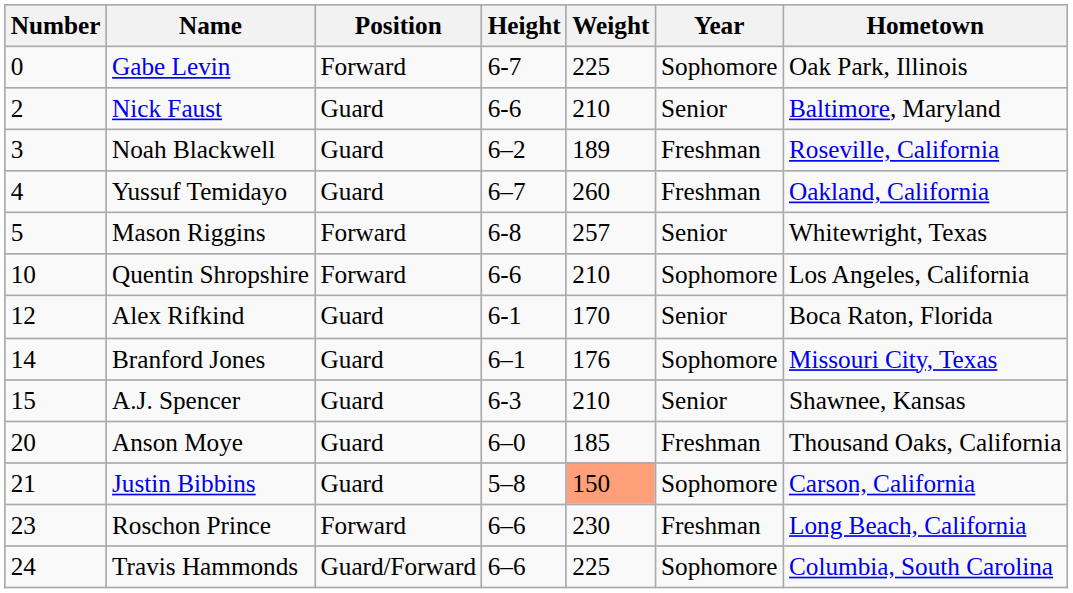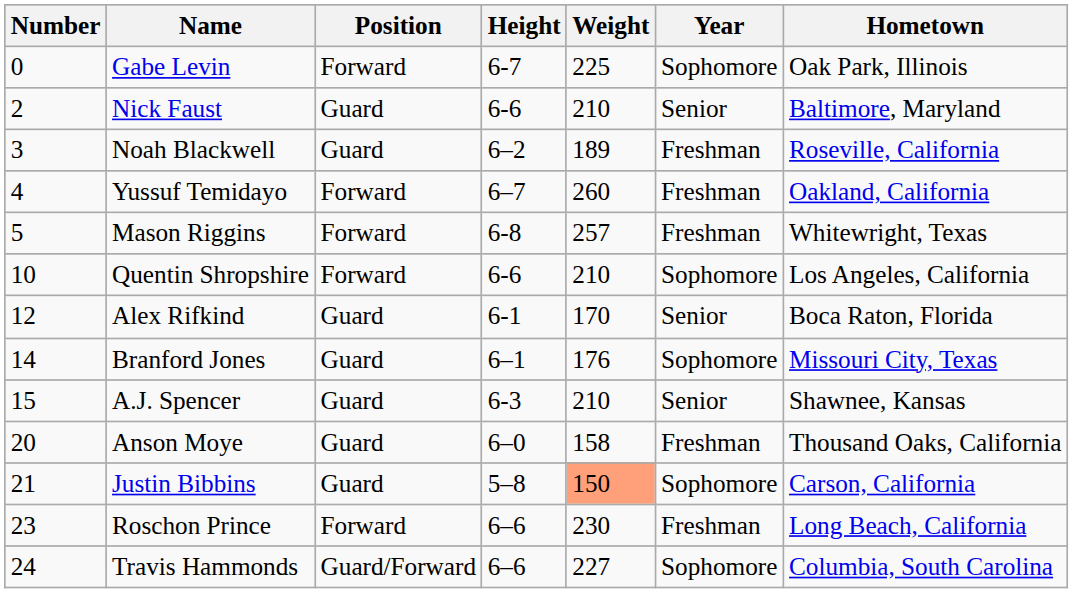(352, 191) Guard -> (363, 191) Forward
(694, 233) Senior -> (711, 233) Freshman
(591, 441) 185 -> (591, 441) 158
(591, 566) 225 -> (591, 566) 227
